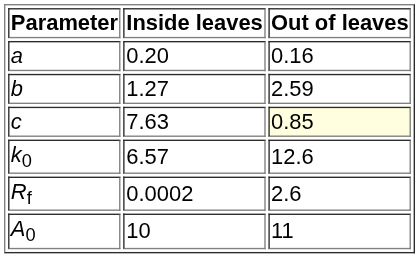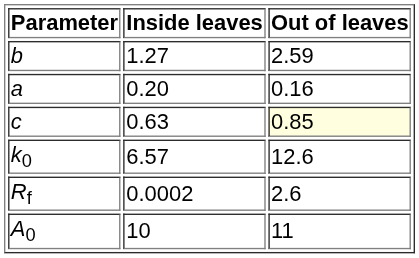rows swapped: (17, 55) <-> (17, 88)
(148, 121) 7.63 -> (148, 121) 0.63
